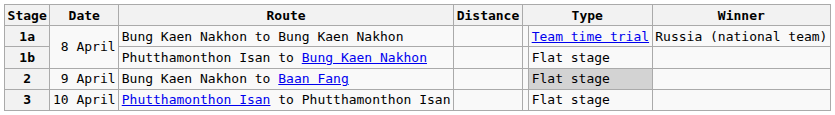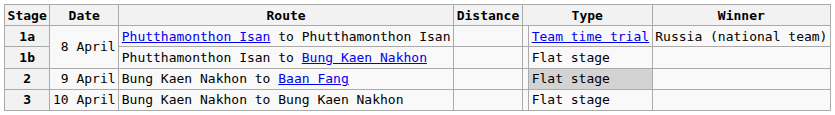(263, 36) Bung Kaen Nakhon to Bung Kaen Nakhon -> (286, 36) Phutthamonthon Isan to Phutthamonthon Isan
(286, 100) Phutthamonthon Isan to Phutthamonthon Isan -> (263, 100) Bung Kaen Nakhon to Bung Kaen Nakhon
